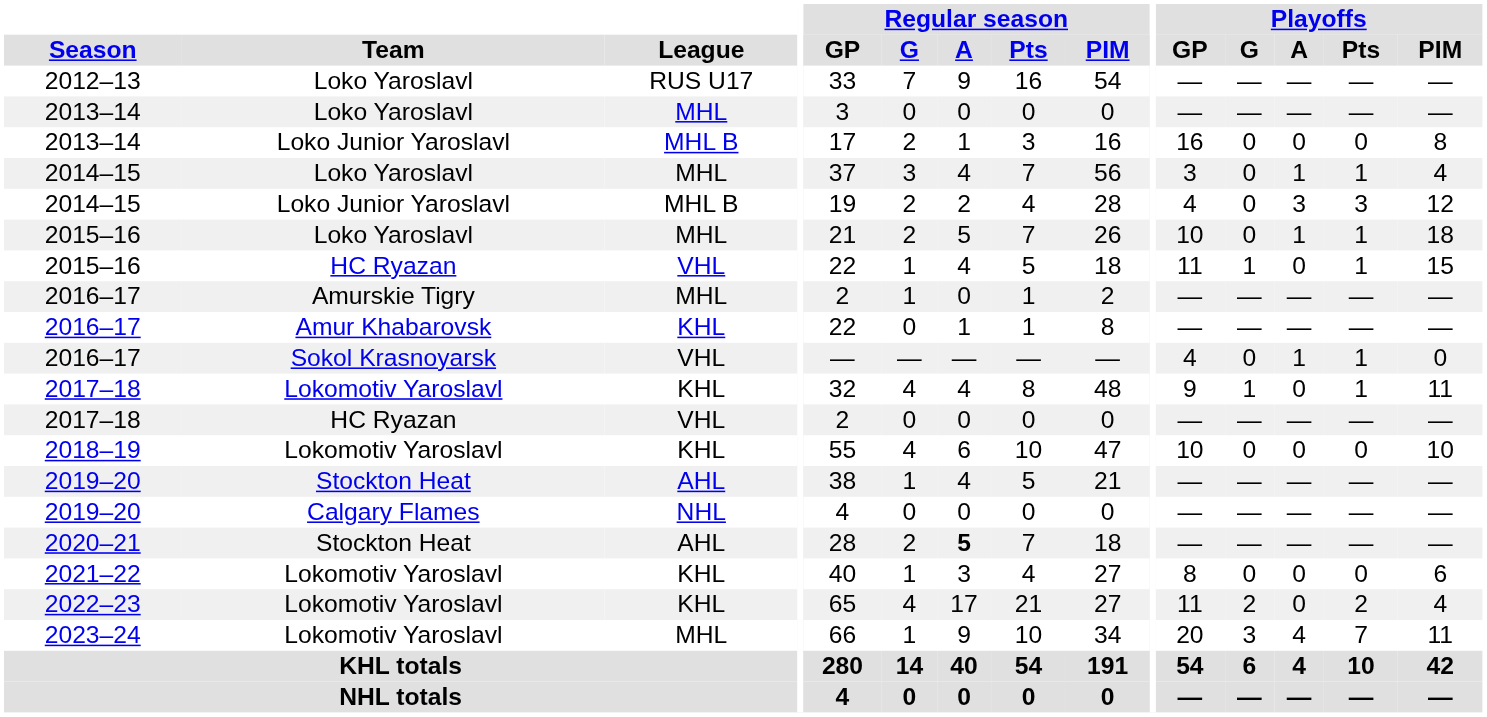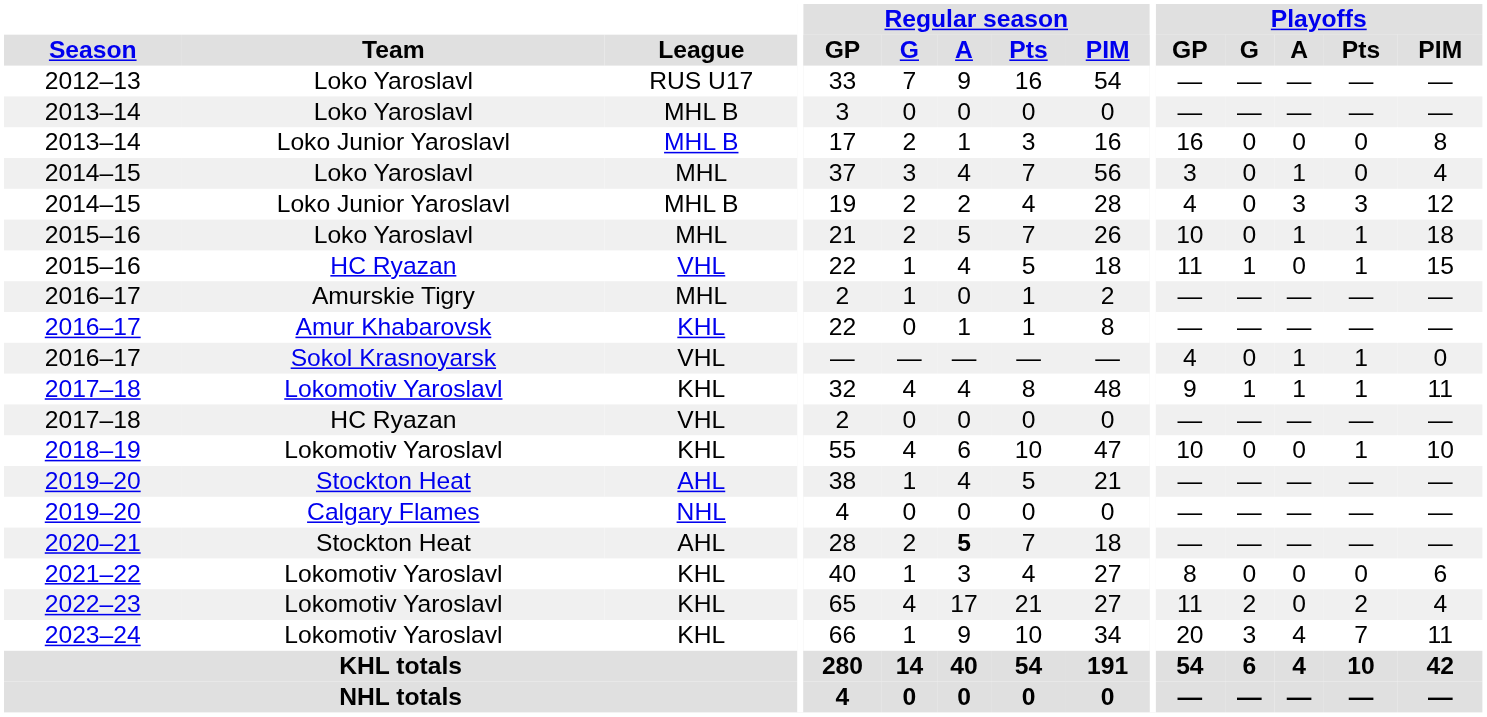(701, 111) MHL -> (701, 111) MHL B
(1361, 173) 1 -> (1361, 173) 0
(1299, 388) 0 -> (1299, 388) 1
(1361, 450) 0 -> (1361, 450) 1
(701, 635) MHL -> (701, 635) KHL
